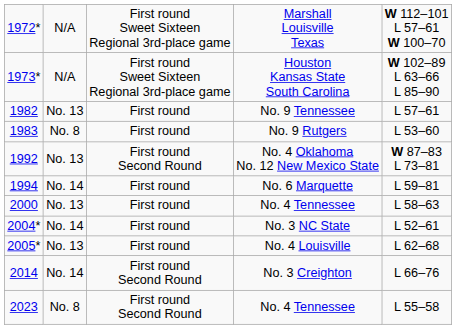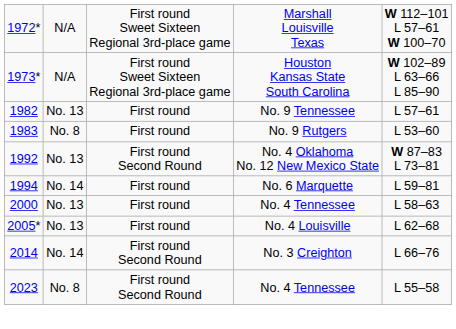- row: (24, 225)
